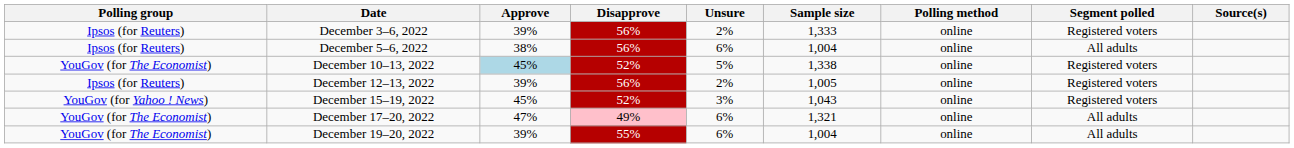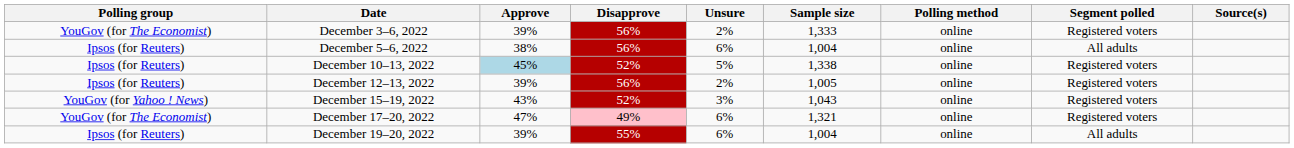(136, 30) Ipsos (for Reuters) -> (136, 30) YouGov (for The Economist)
(136, 65) YouGov (for The Economist) -> (136, 65) Ipsos (for Reuters)
(525, 99) 45% -> (525, 99) 43%
(1112, 117) All adults -> (1112, 117) Registered voters
(136, 134) YouGov (for The Economist) -> (136, 134) Ipsos (for Reuters)
